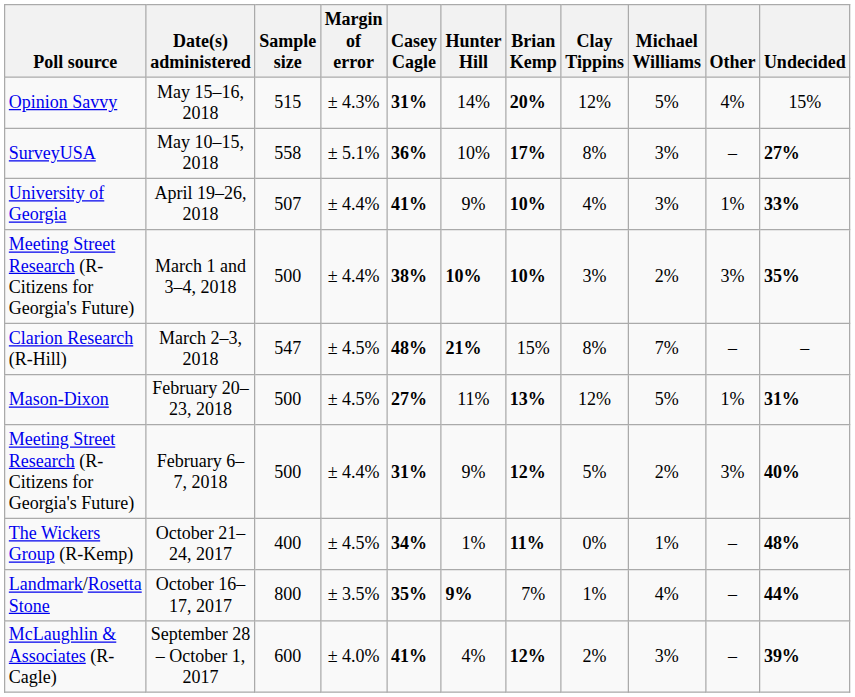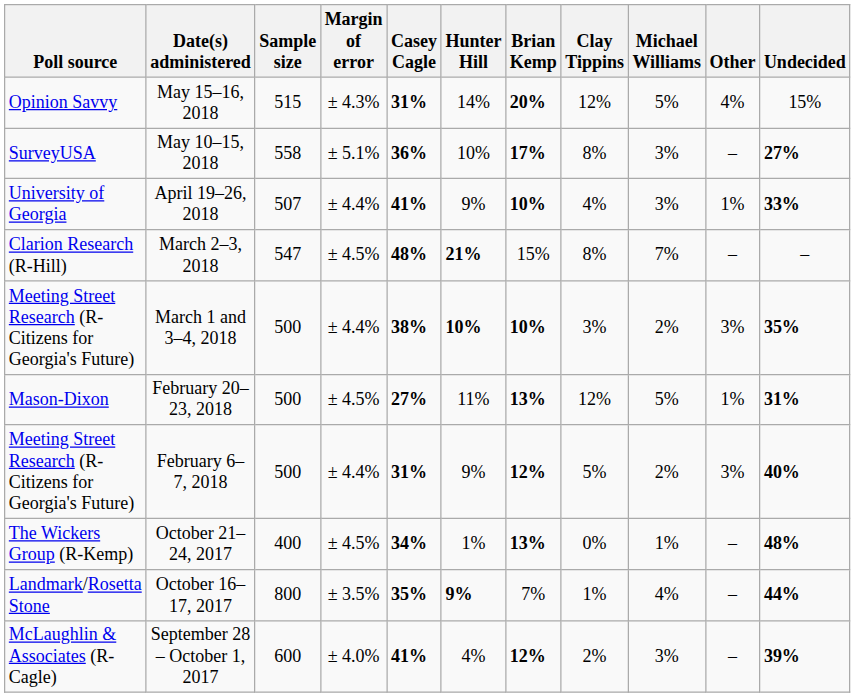rows swapped: (200, 276) <-> (200, 348)
(527, 544) 11% -> (528, 544) 13%
